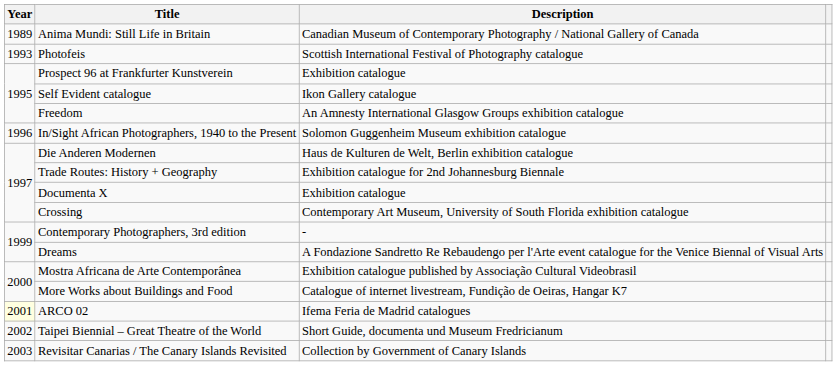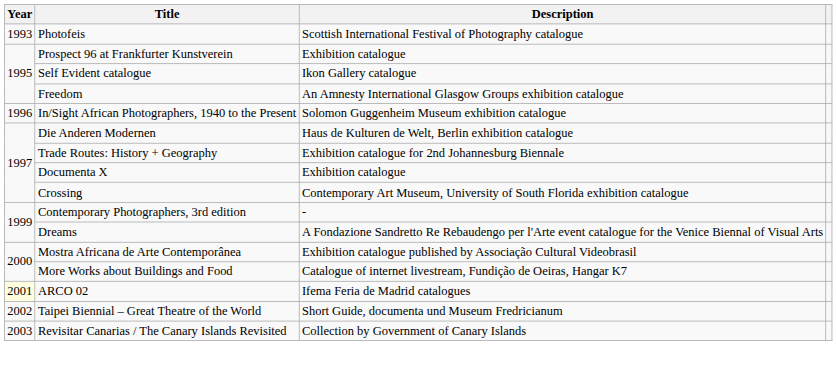- row: (124, 34)
